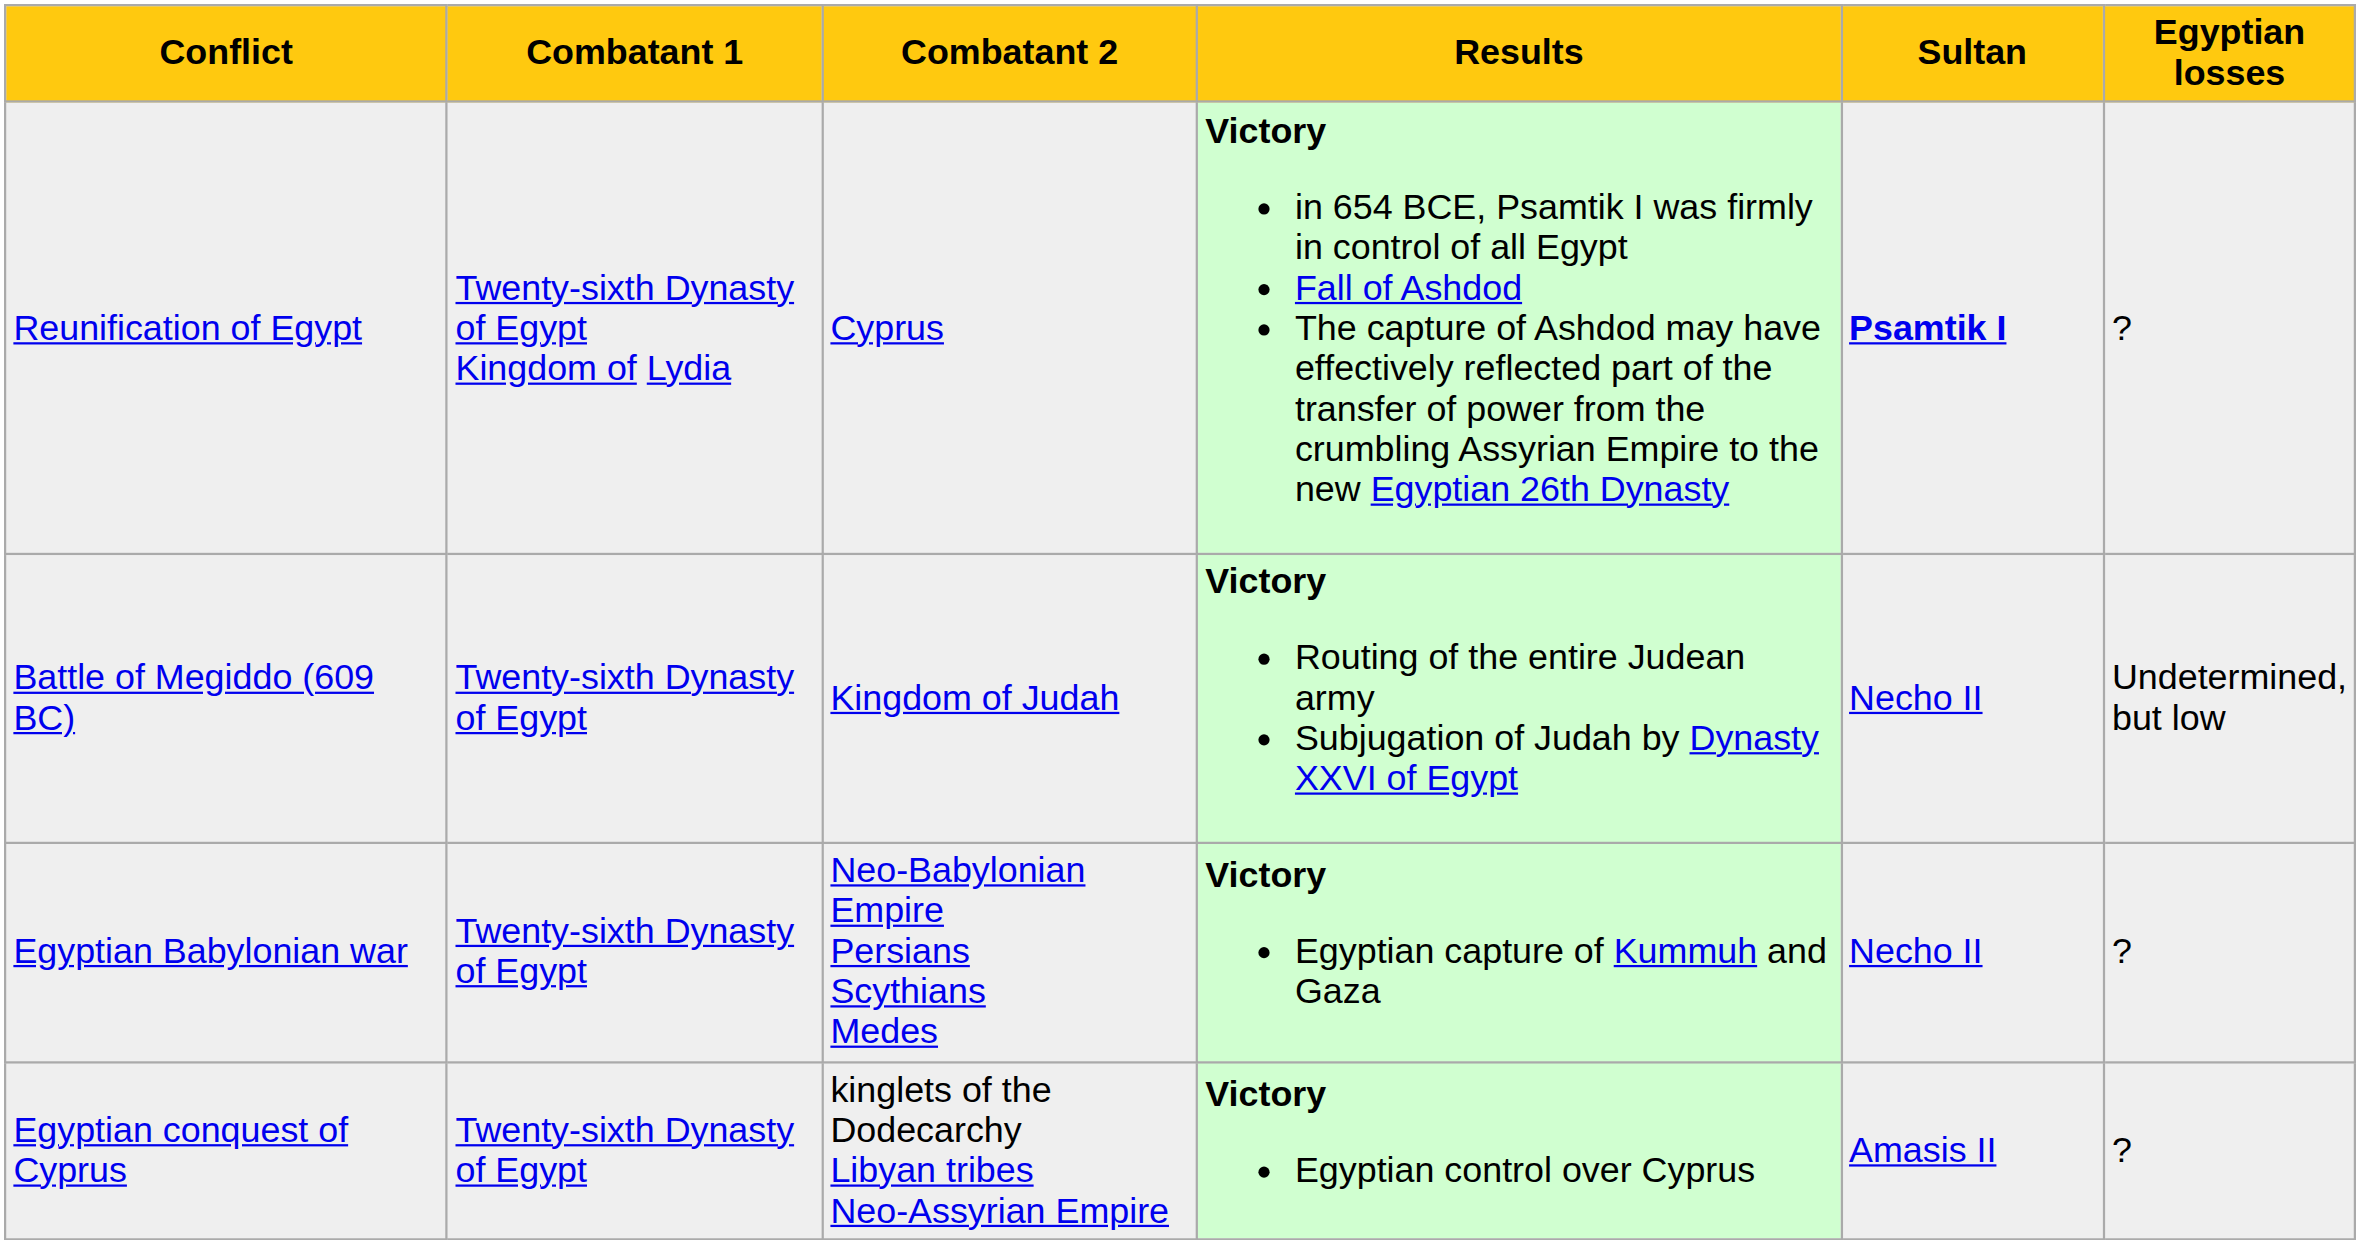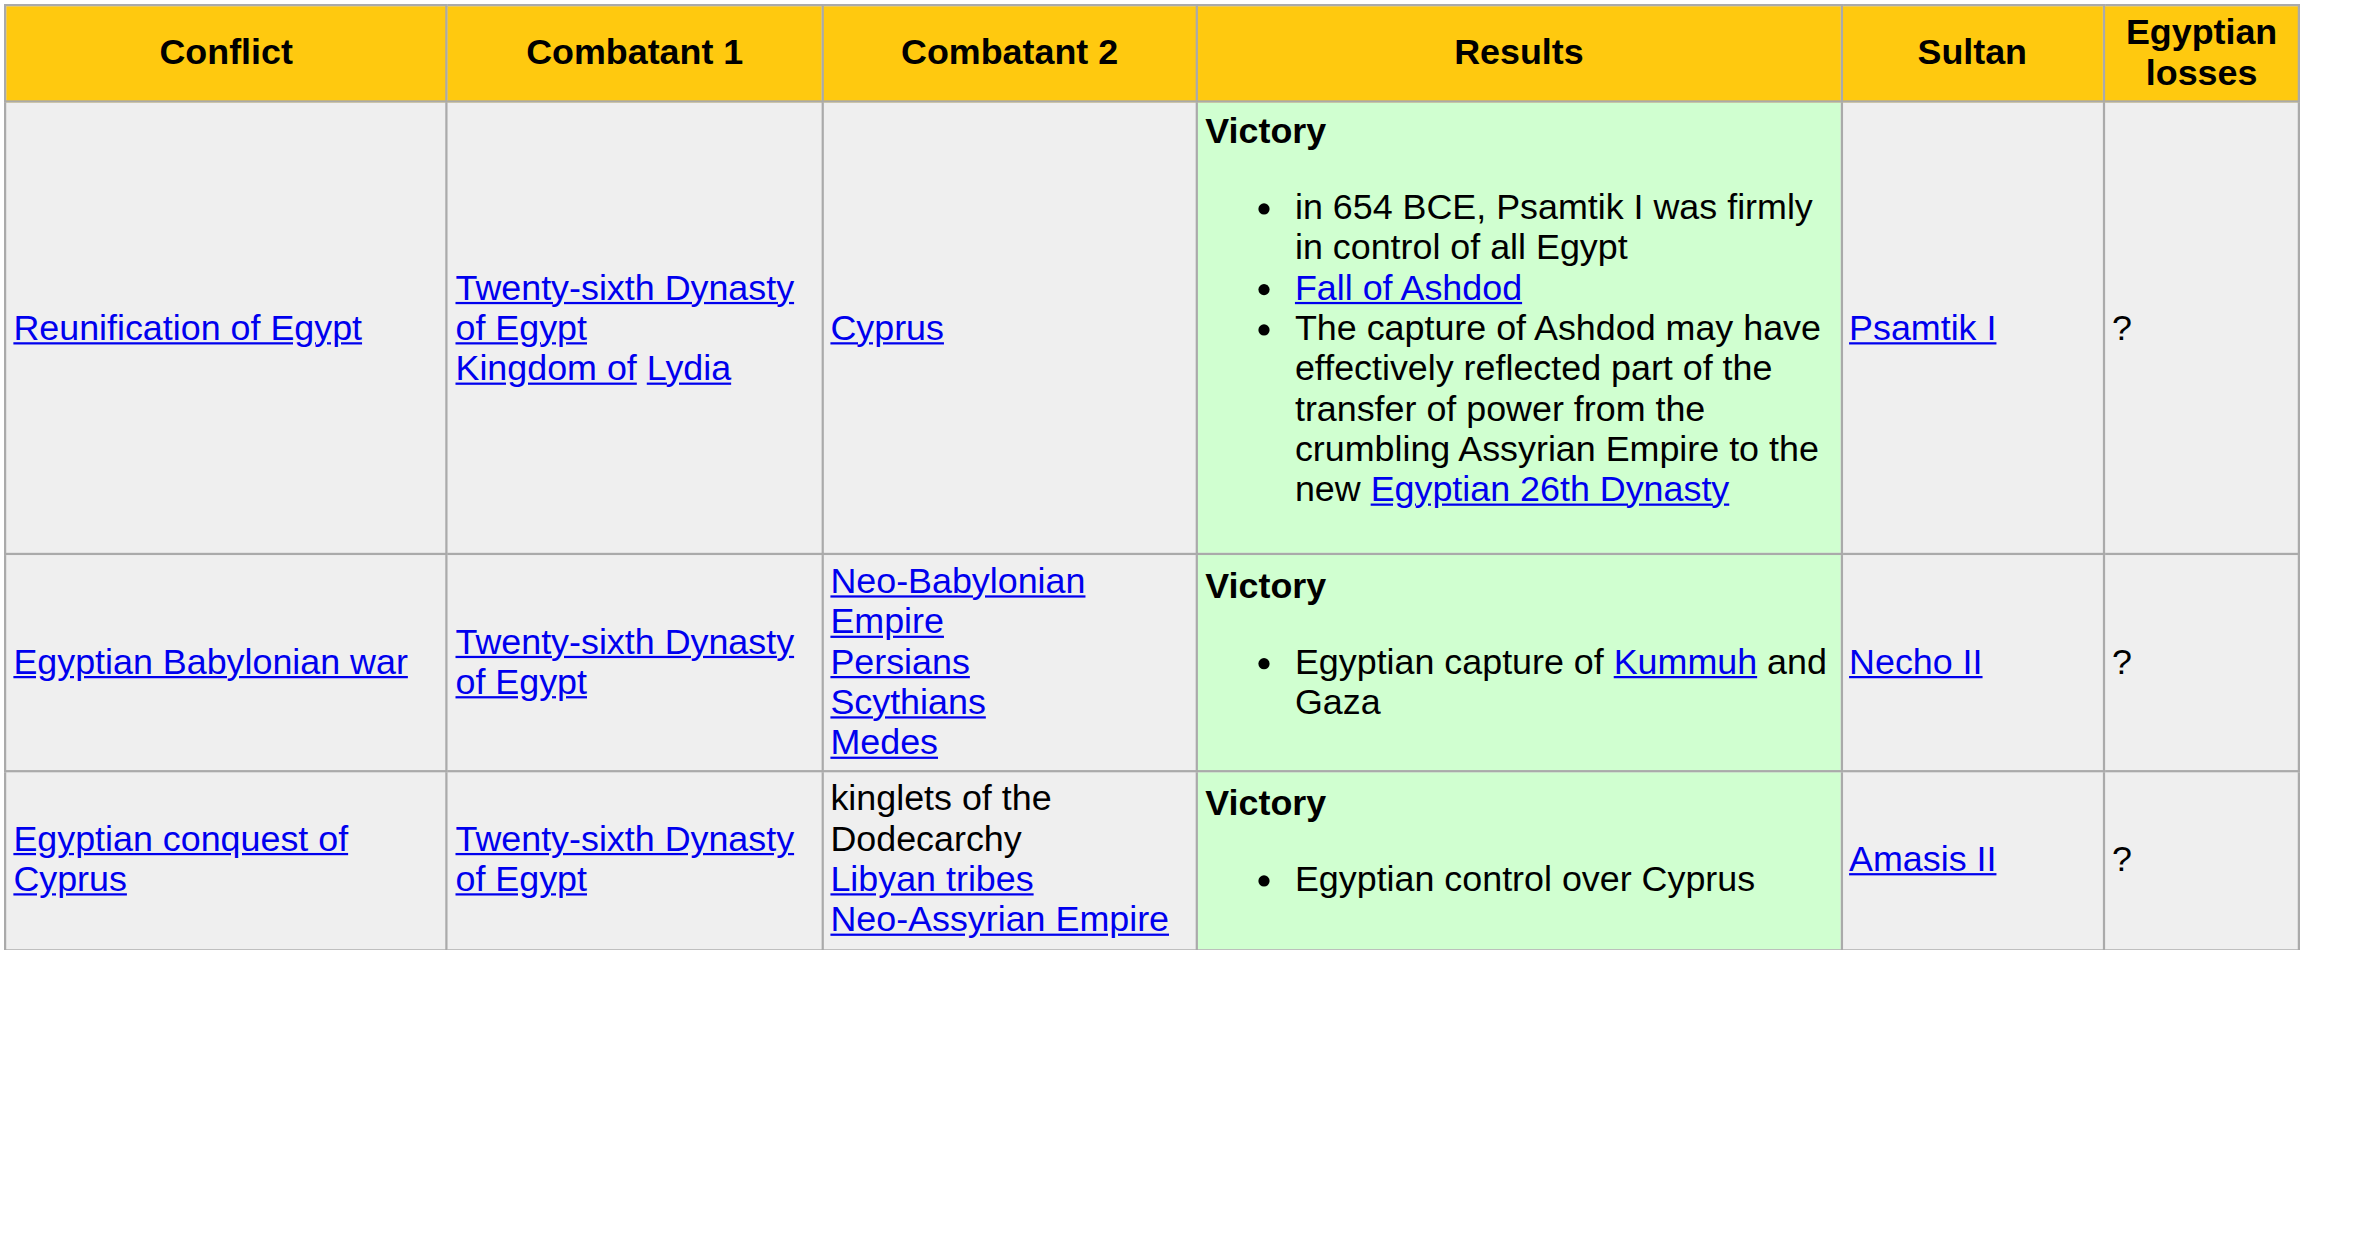(1928, 327) bold -> (1923, 327) normal
- row: (194, 697)
